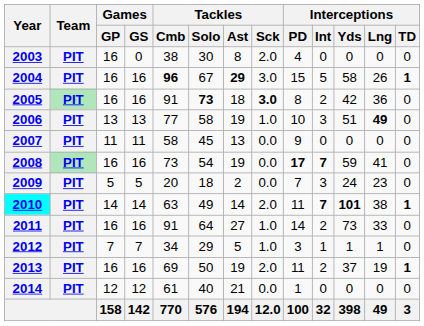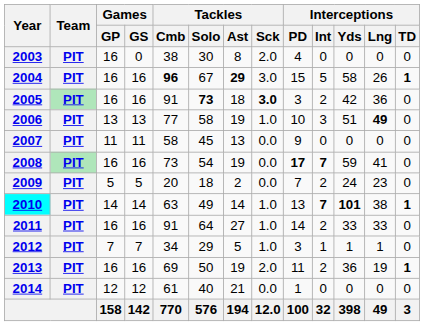(298, 99) 8 -> (298, 99) 3
(323, 183) 3 -> (323, 183) 2
(268, 204) 2.0 -> (268, 204) 1.0
(298, 204) 11 -> (298, 204) 13
(350, 225) 73 -> (350, 225) 33
(350, 267) 37 -> (350, 267) 36
